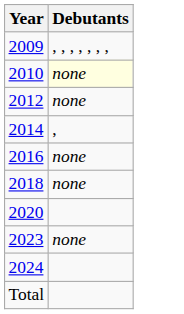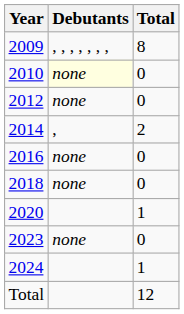+ column: (156, 18)
